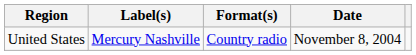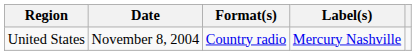columns swapped: (347, 15) <-> (146, 15)
